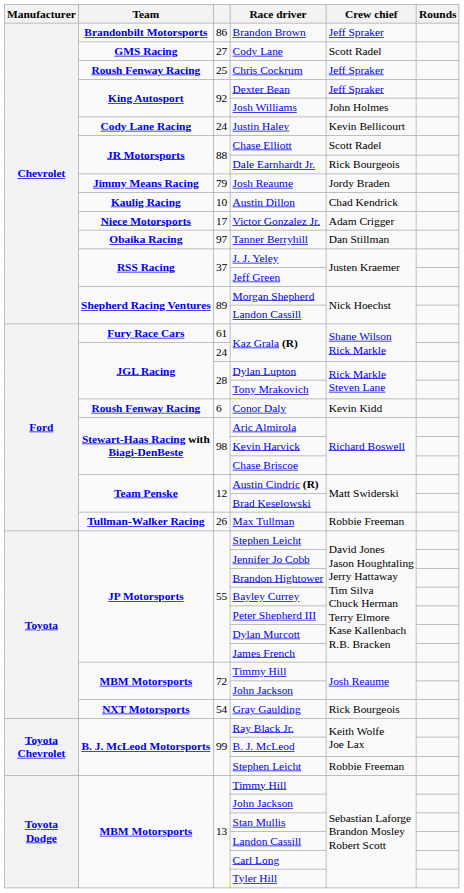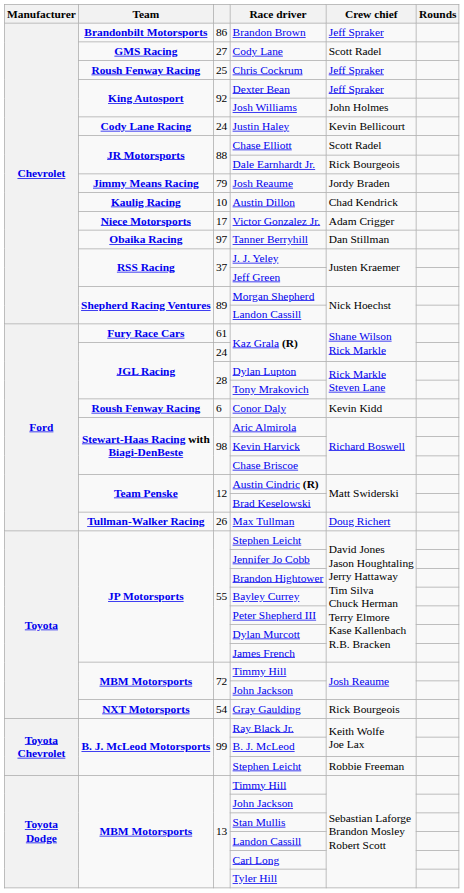(367, 521) Robbie Freeman -> (360, 521) Doug Richert
